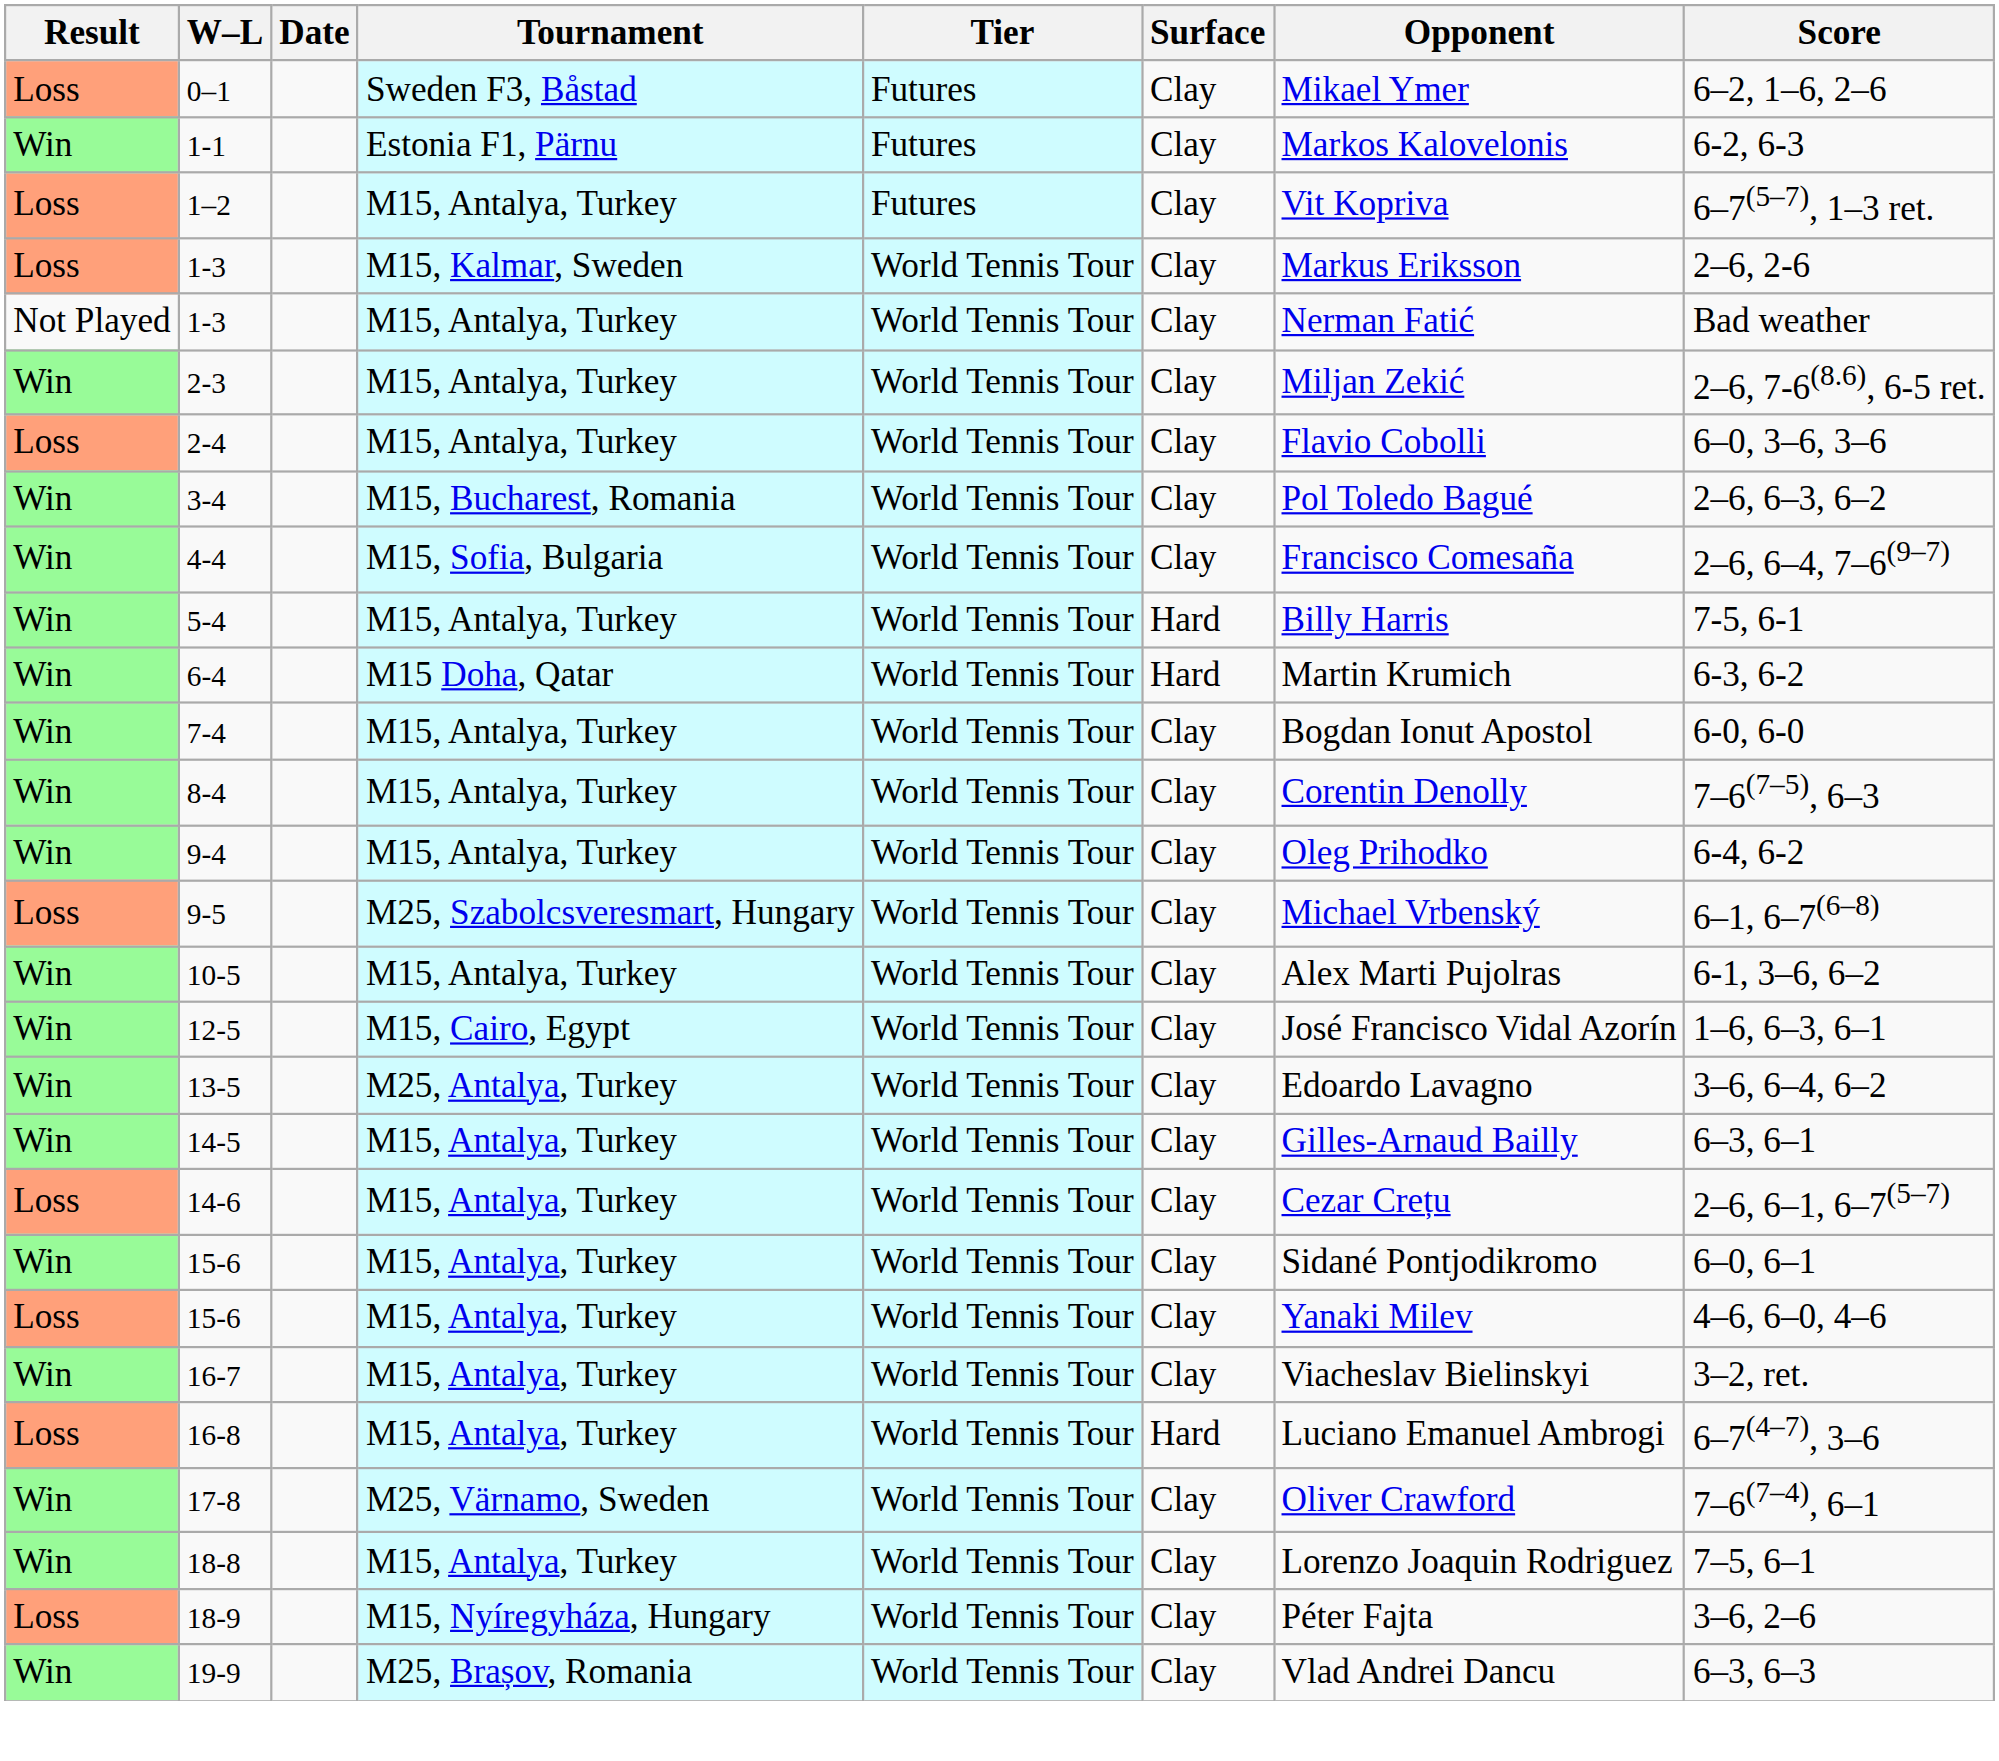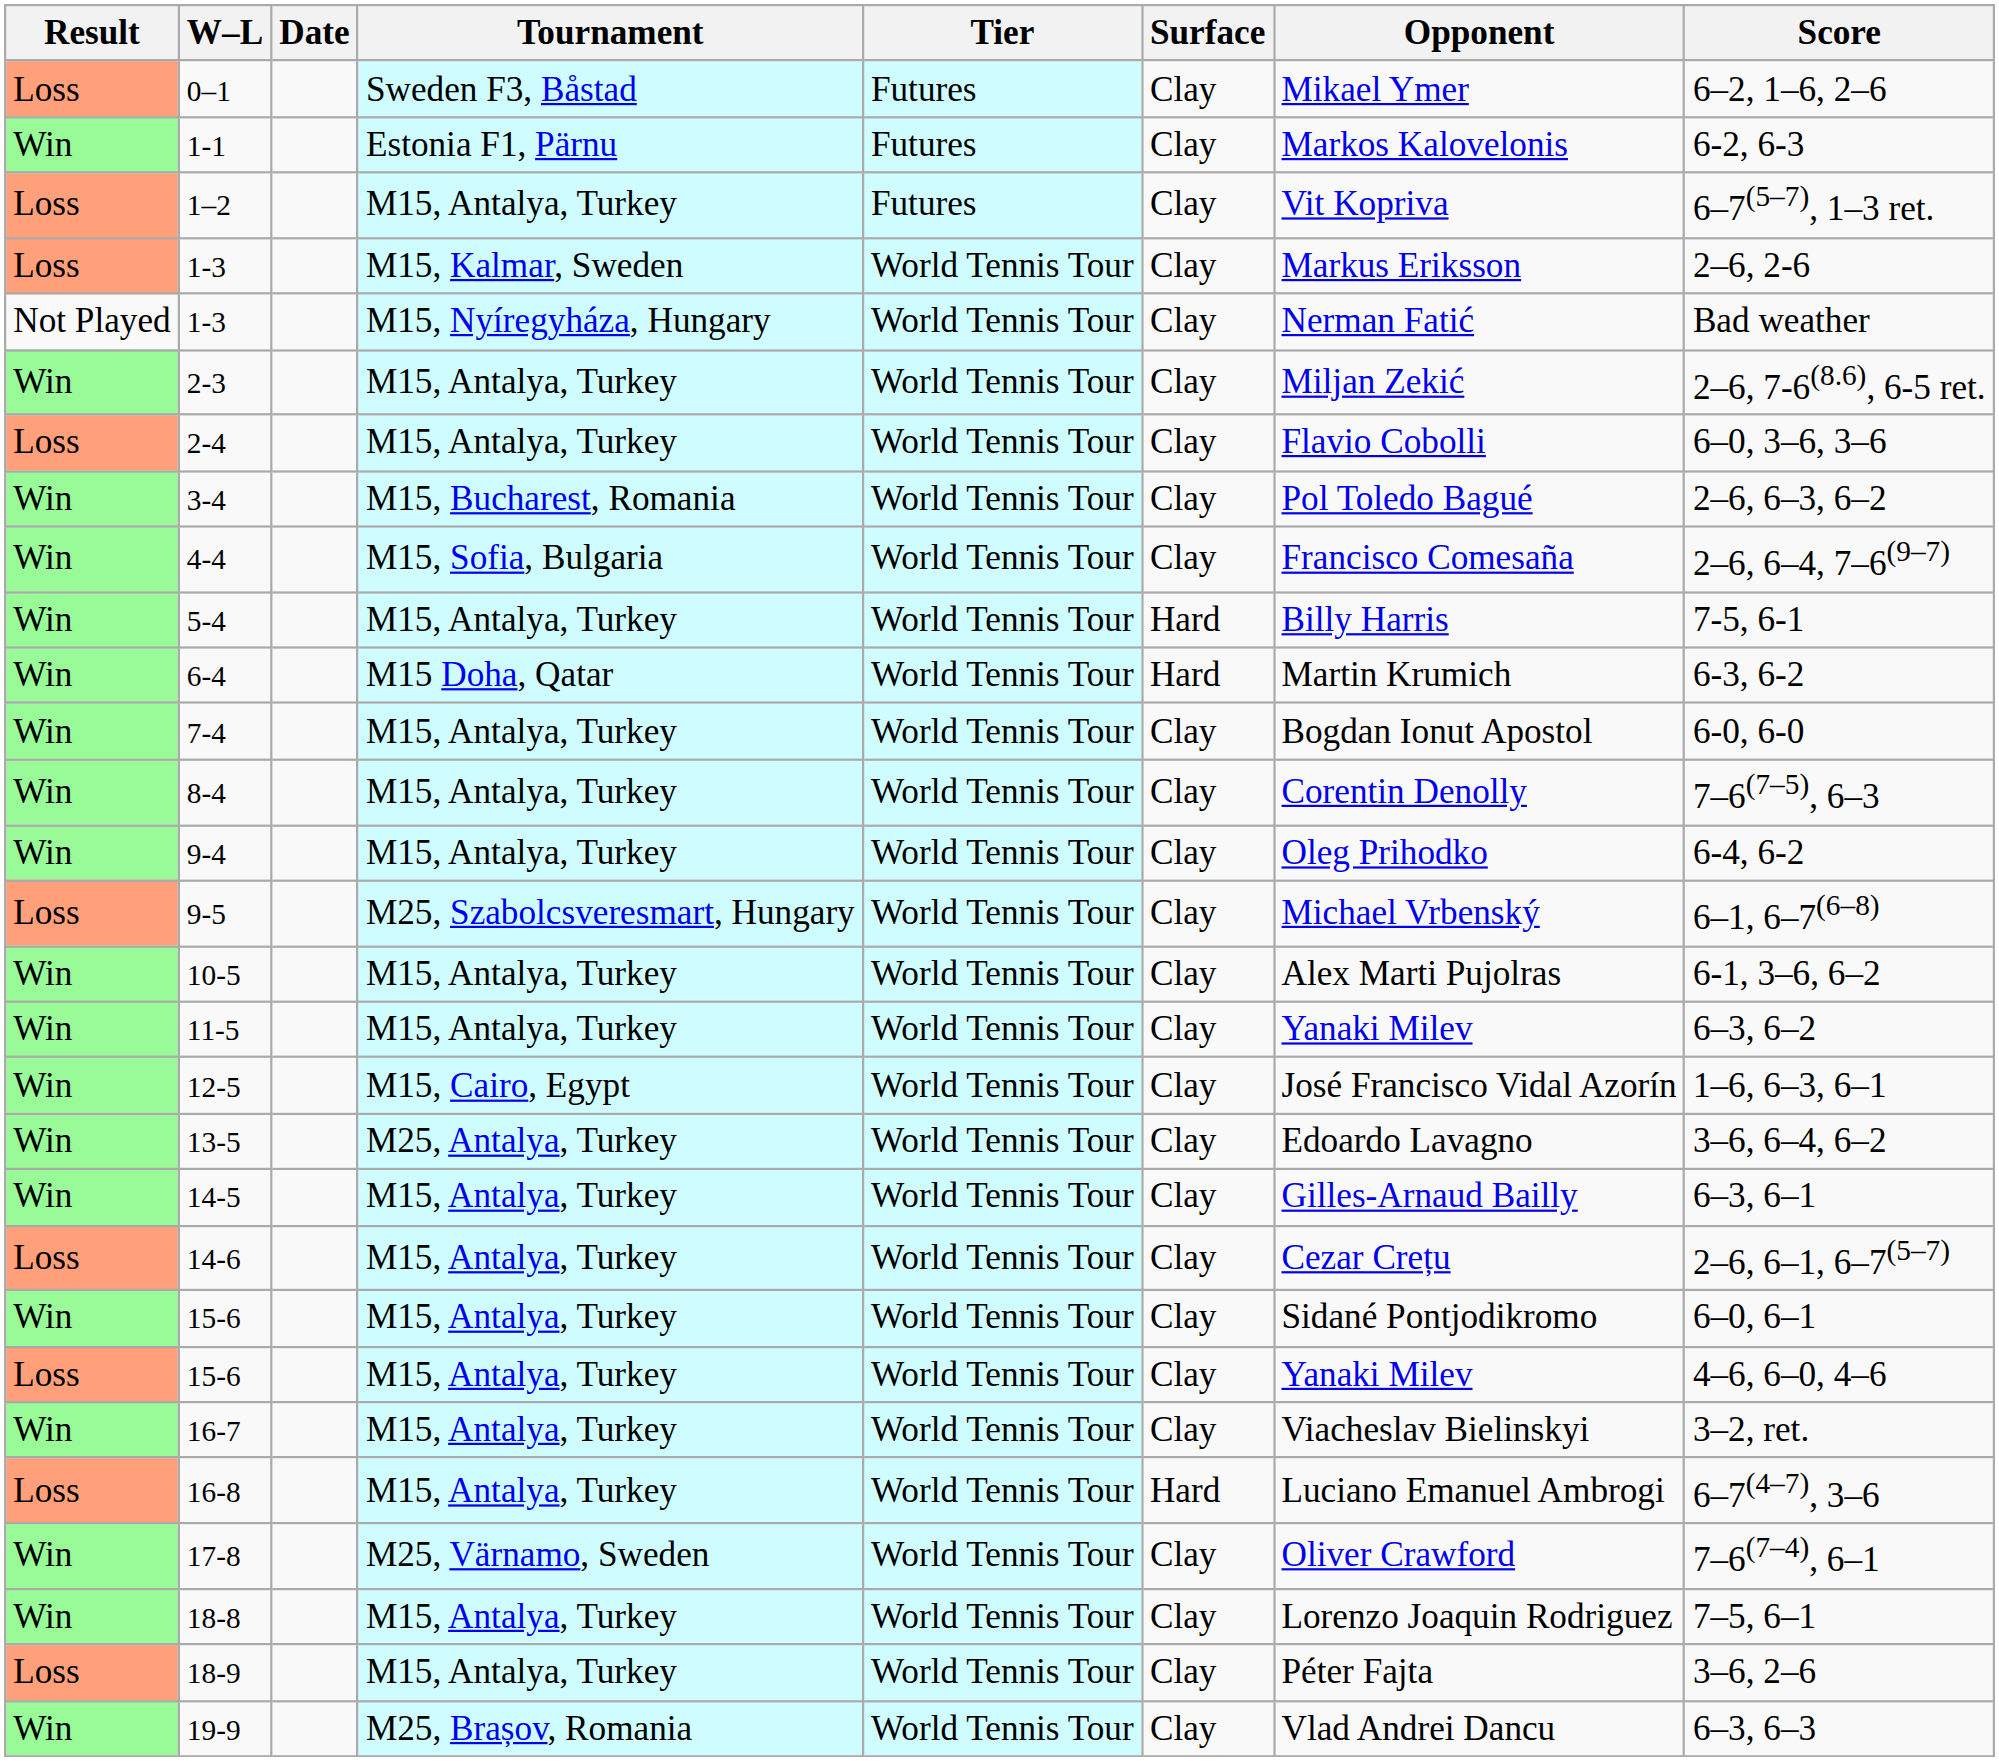(521, 321) M15, Antalya, Turkey -> (568, 321) M15, Nyíregyháza, Hungary
+ row: (43, 1029)
(568, 1615) M15, Nyíregyháza, Hungary -> (521, 1671) M15, Antalya, Turkey
